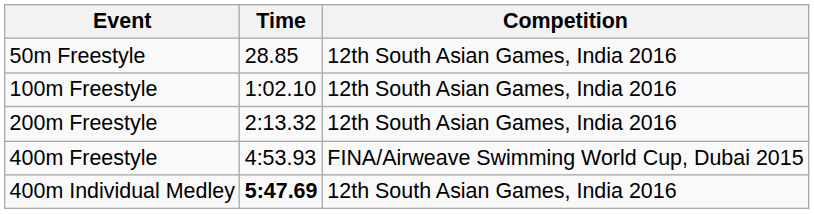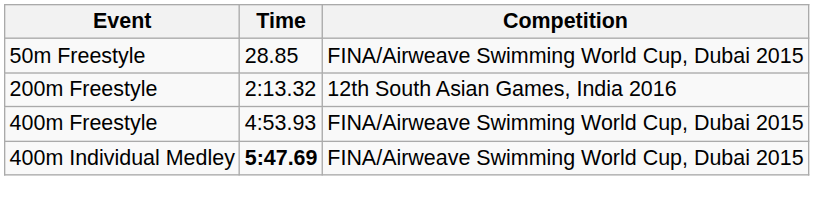(502, 55) 12th South Asian Games, India 2016 -> (565, 55) FINA/Airweave Swimming World Cup, Dubai 2015
- row: (83, 89)
(502, 191) 12th South Asian Games, India 2016 -> (565, 157) FINA/Airweave Swimming World Cup, Dubai 2015
